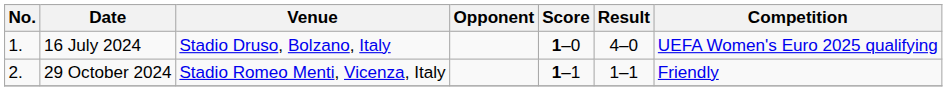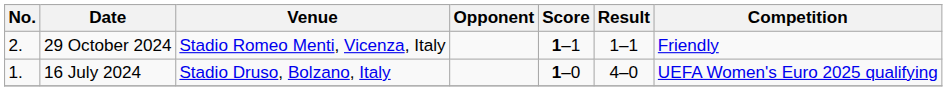rows swapped: (93, 45) <-> (108, 72)
